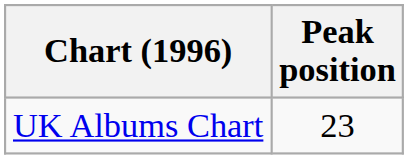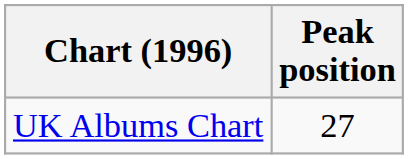(338, 125) 23 -> (338, 125) 27
